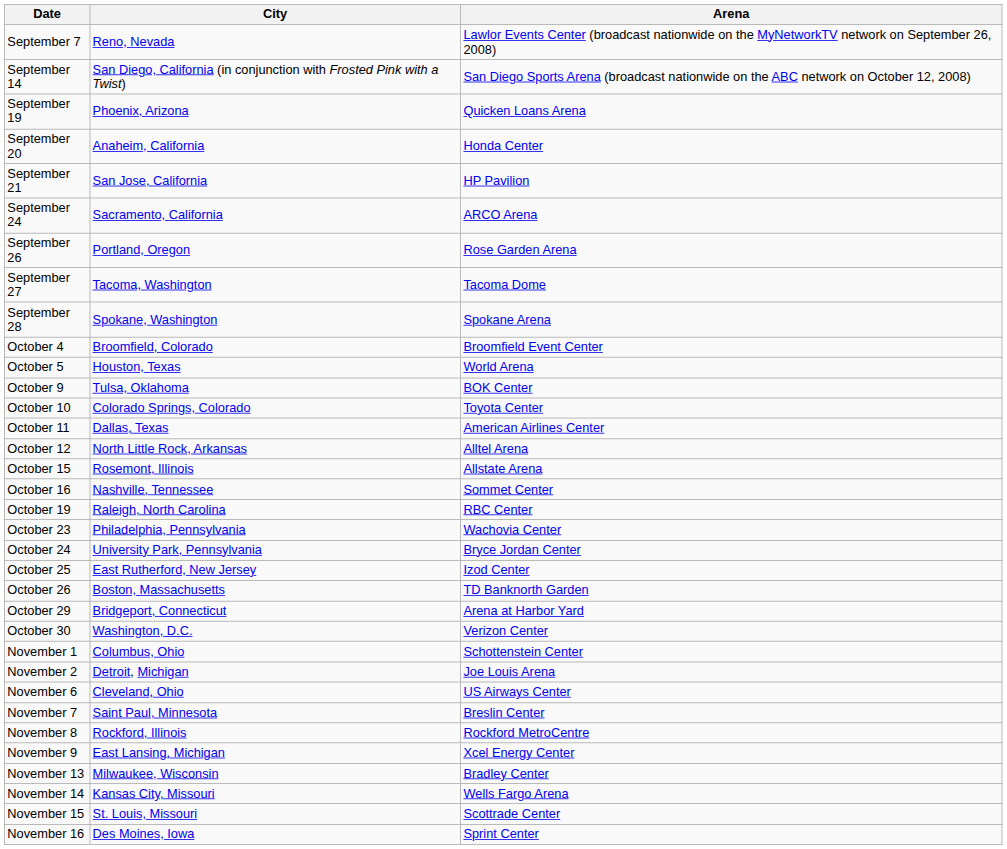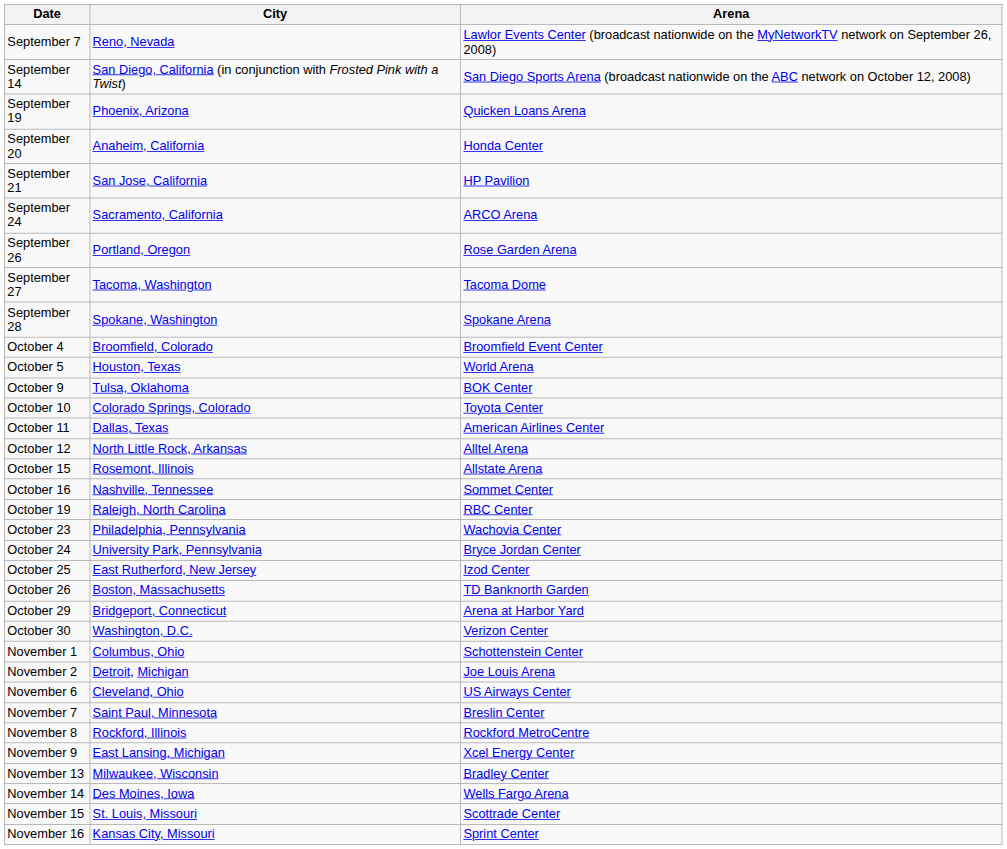(154, 793) Kansas City, Missouri -> (143, 793) Des Moines, Iowa
(143, 834) Des Moines, Iowa -> (154, 834) Kansas City, Missouri
